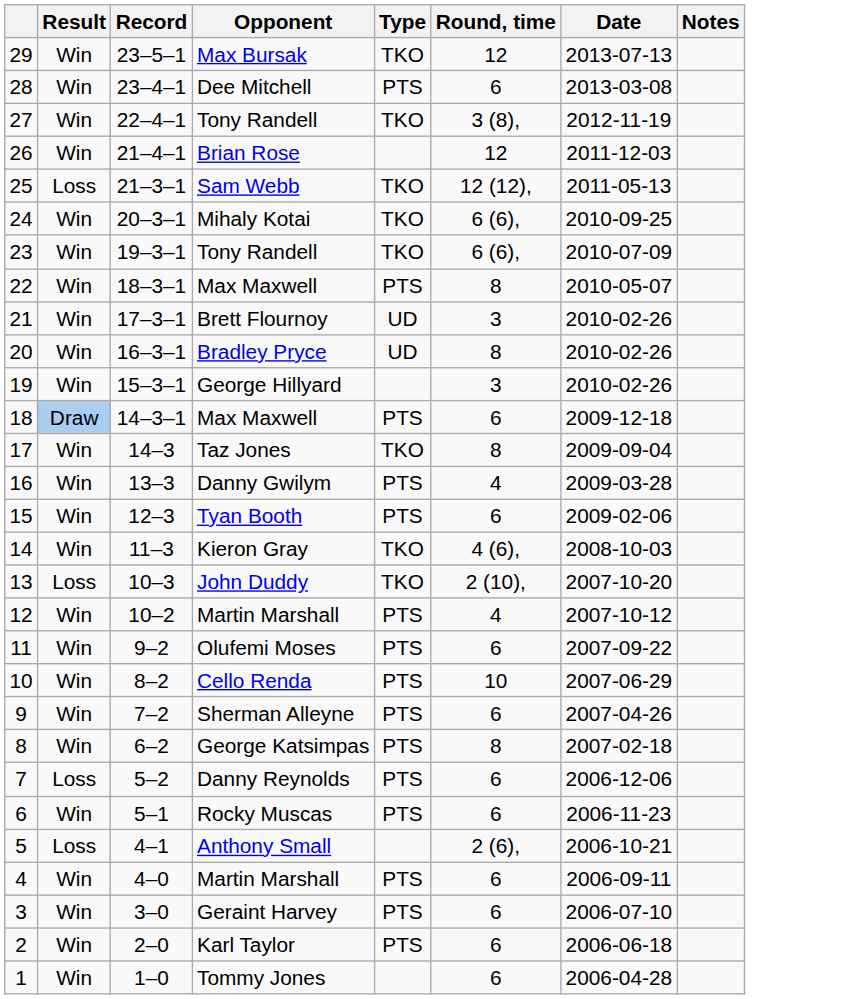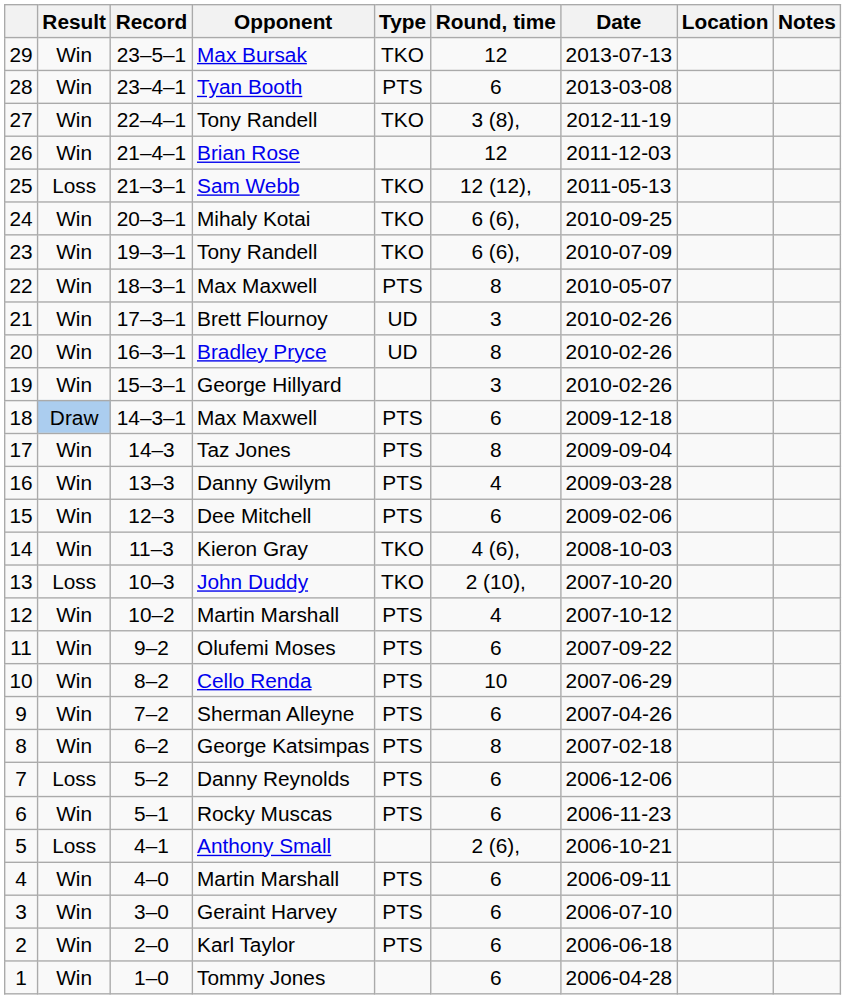+ column: (725, 21)
(254, 87) Dee Mitchell -> (250, 87) Tyan Booth
(403, 450) TKO -> (403, 450) PTS
(250, 516) Tyan Booth -> (254, 516) Dee Mitchell
